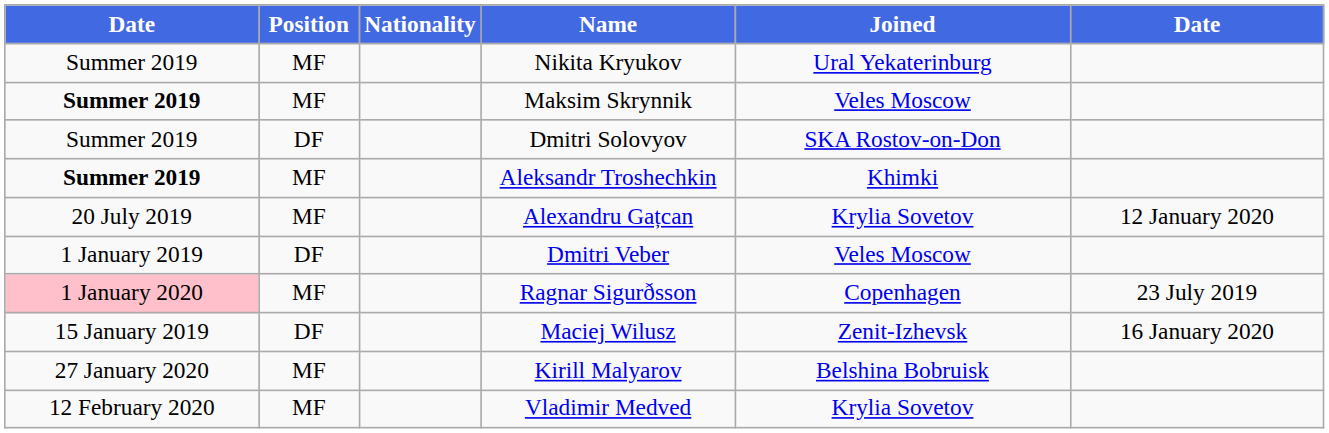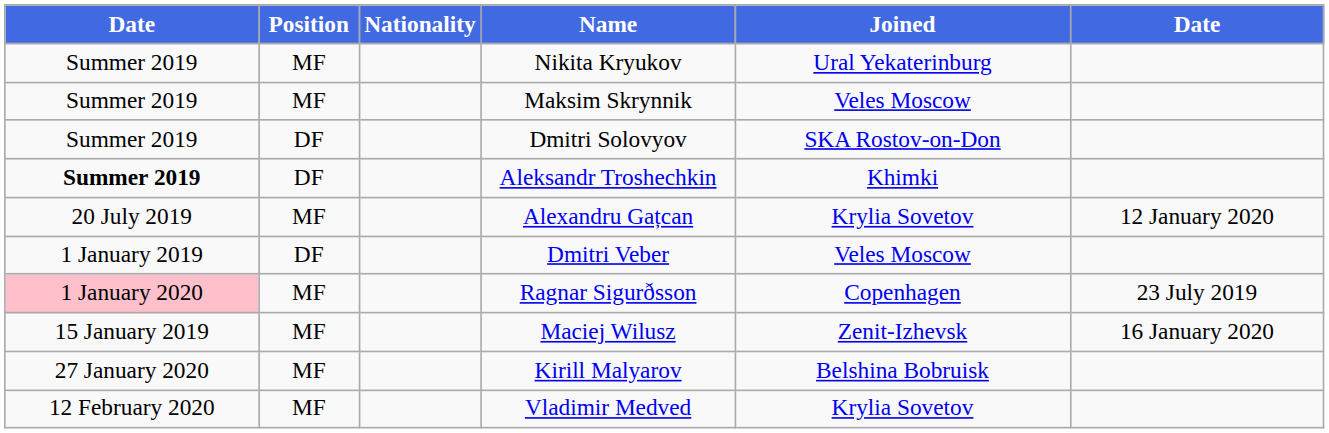(132, 101) bold -> (132, 101) normal
(309, 178) MF -> (309, 178) DF
(309, 331) DF -> (309, 331) MF
